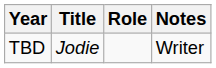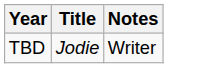- column: (128, 18)
